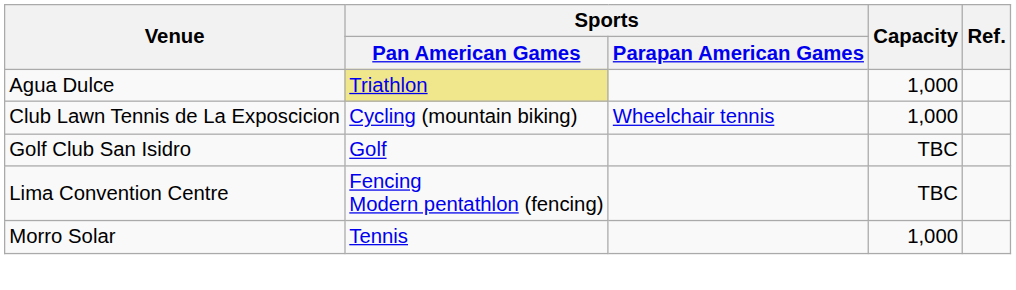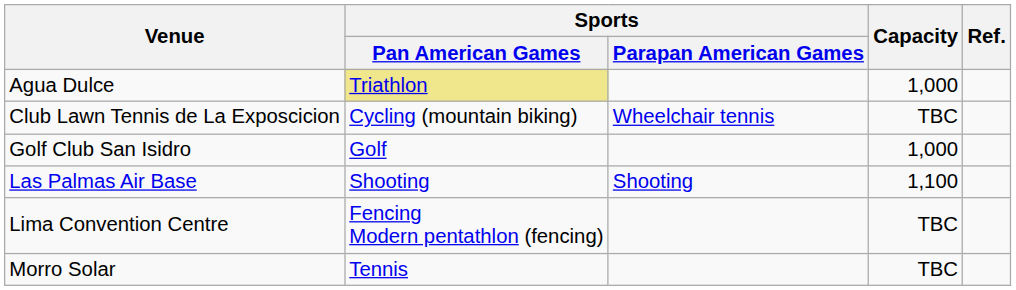(933, 117) 1,000 -> (938, 117) TBC
(938, 149) TBC -> (933, 149) 1,000
+ row: (103, 181)
(933, 236) 1,000 -> (938, 269) TBC
